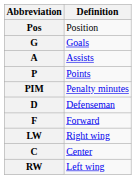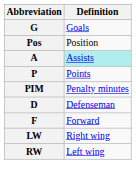rows swapped: (34, 27) <-> (34, 43)
(80, 58) no background -> (80, 58) paleturquoise background
- row: (34, 151)
